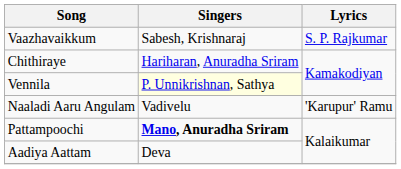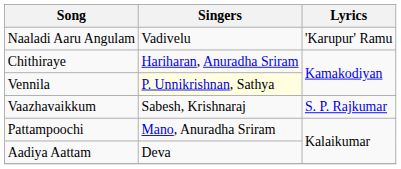rows swapped: (52, 38) <-> (71, 107)
(215, 130) bold -> (209, 130) normal
